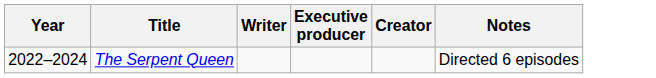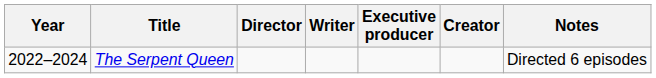+ column: (272, 25)
